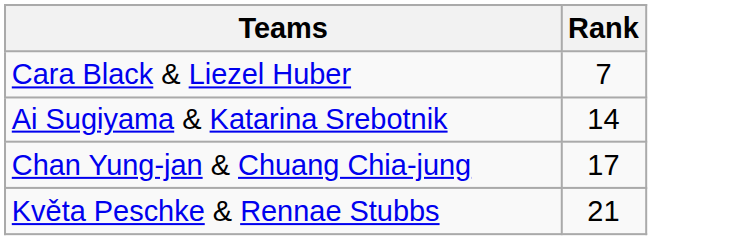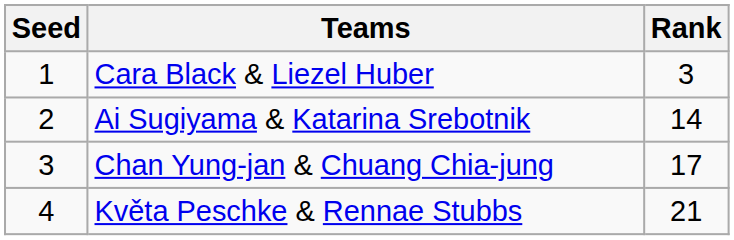+ column: (46, 28)
(603, 74) 7 -> (686, 74) 3
